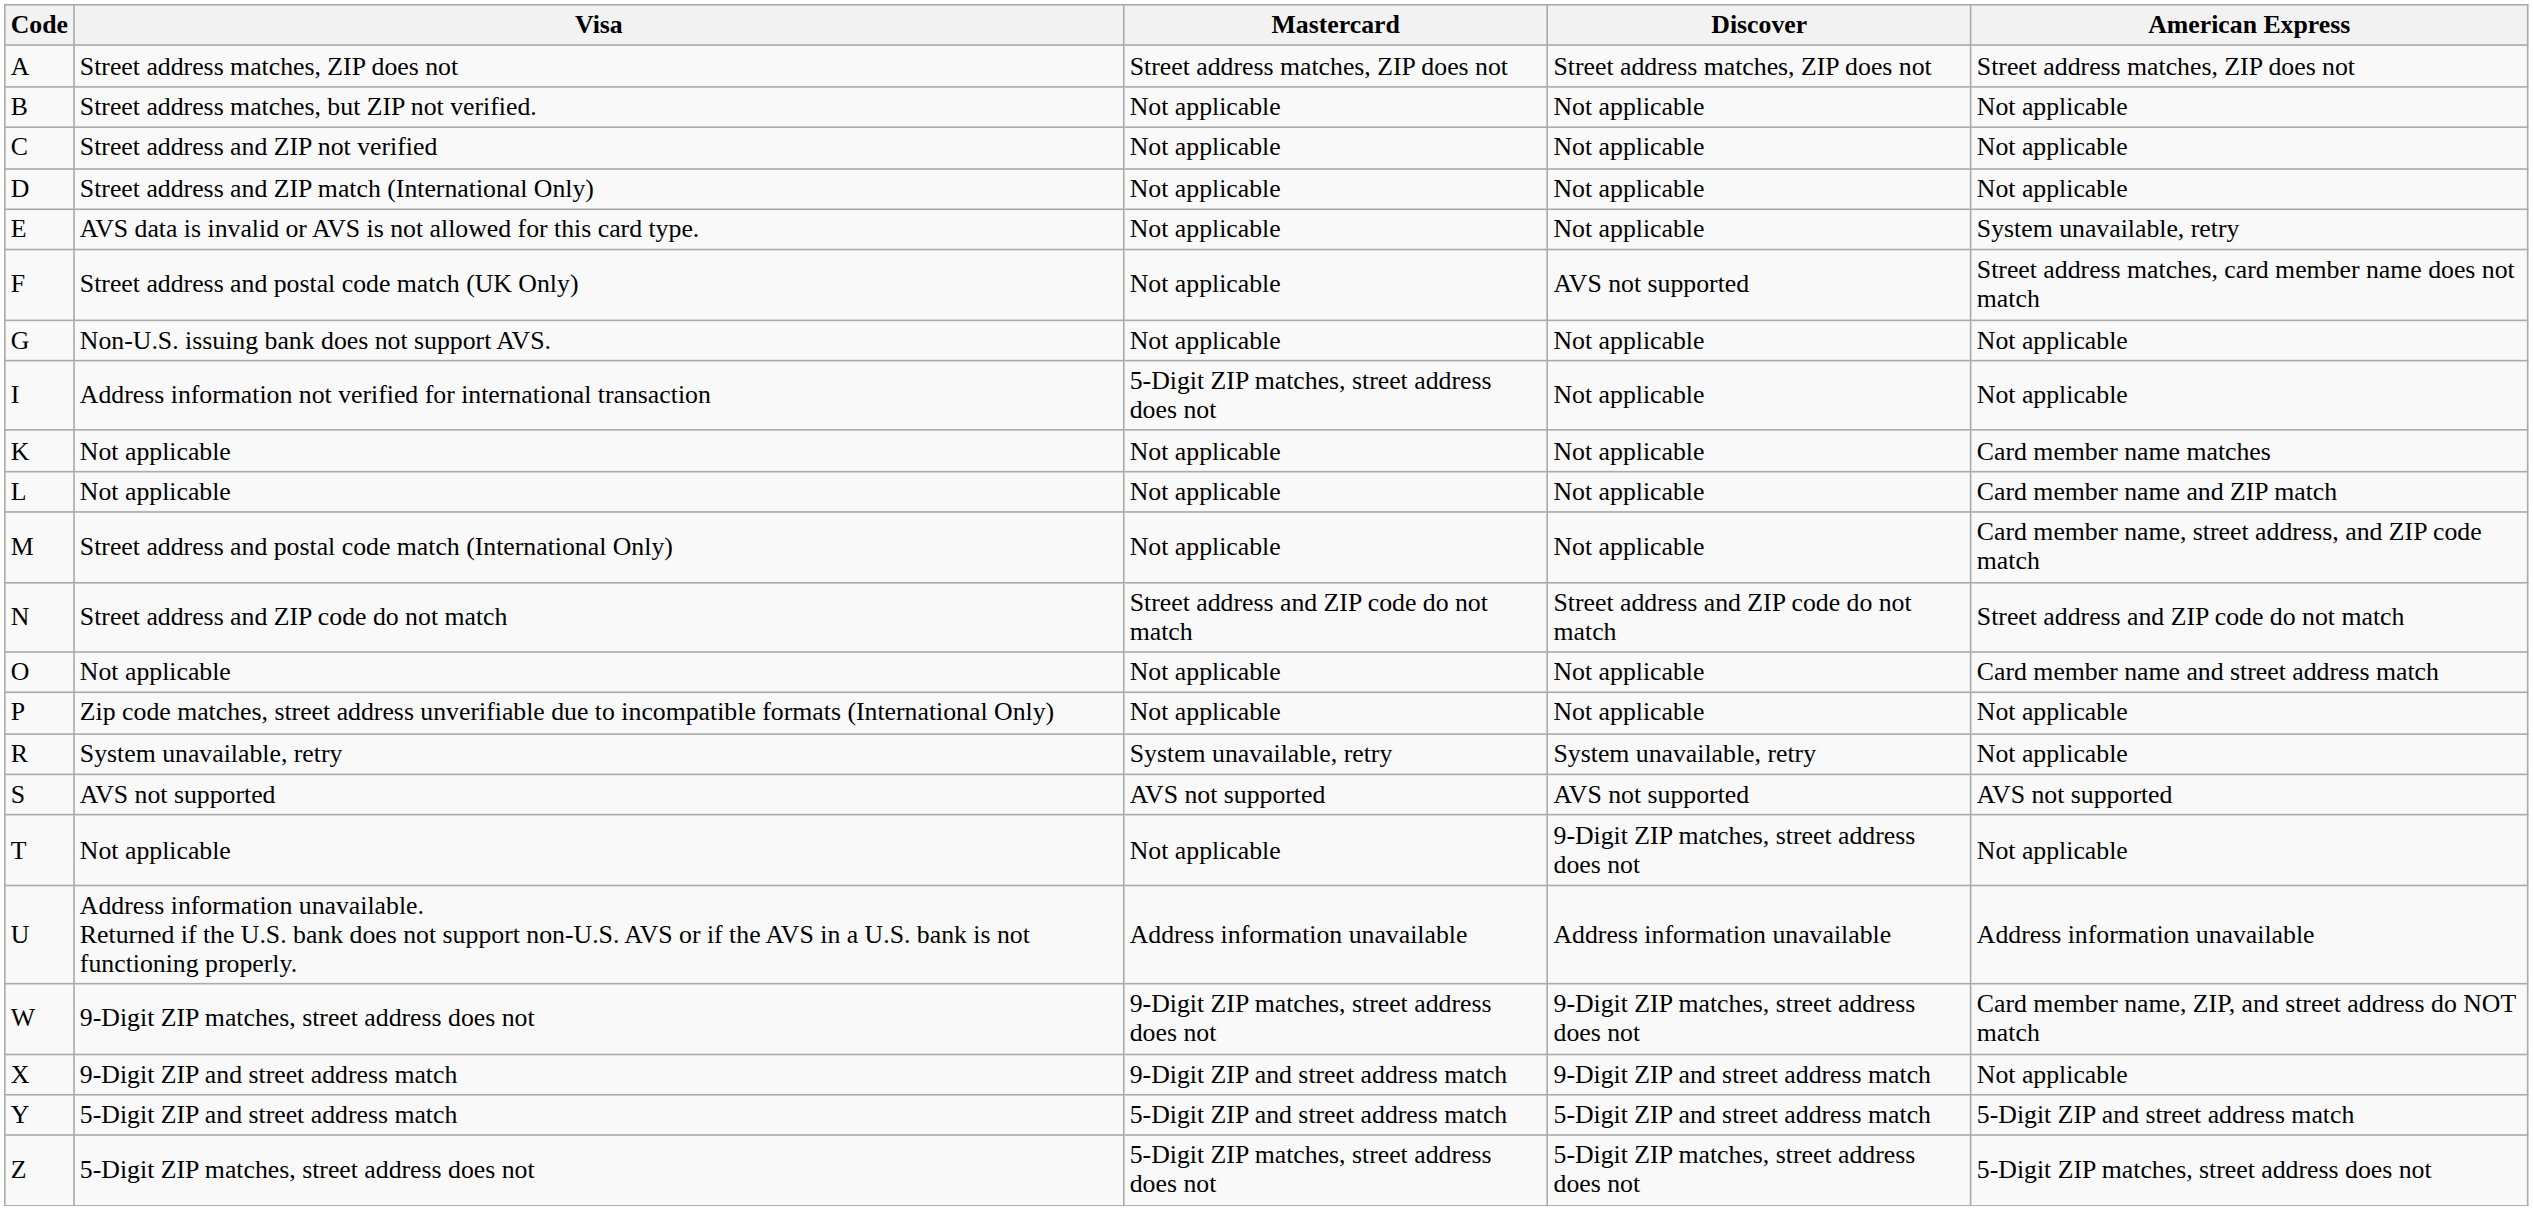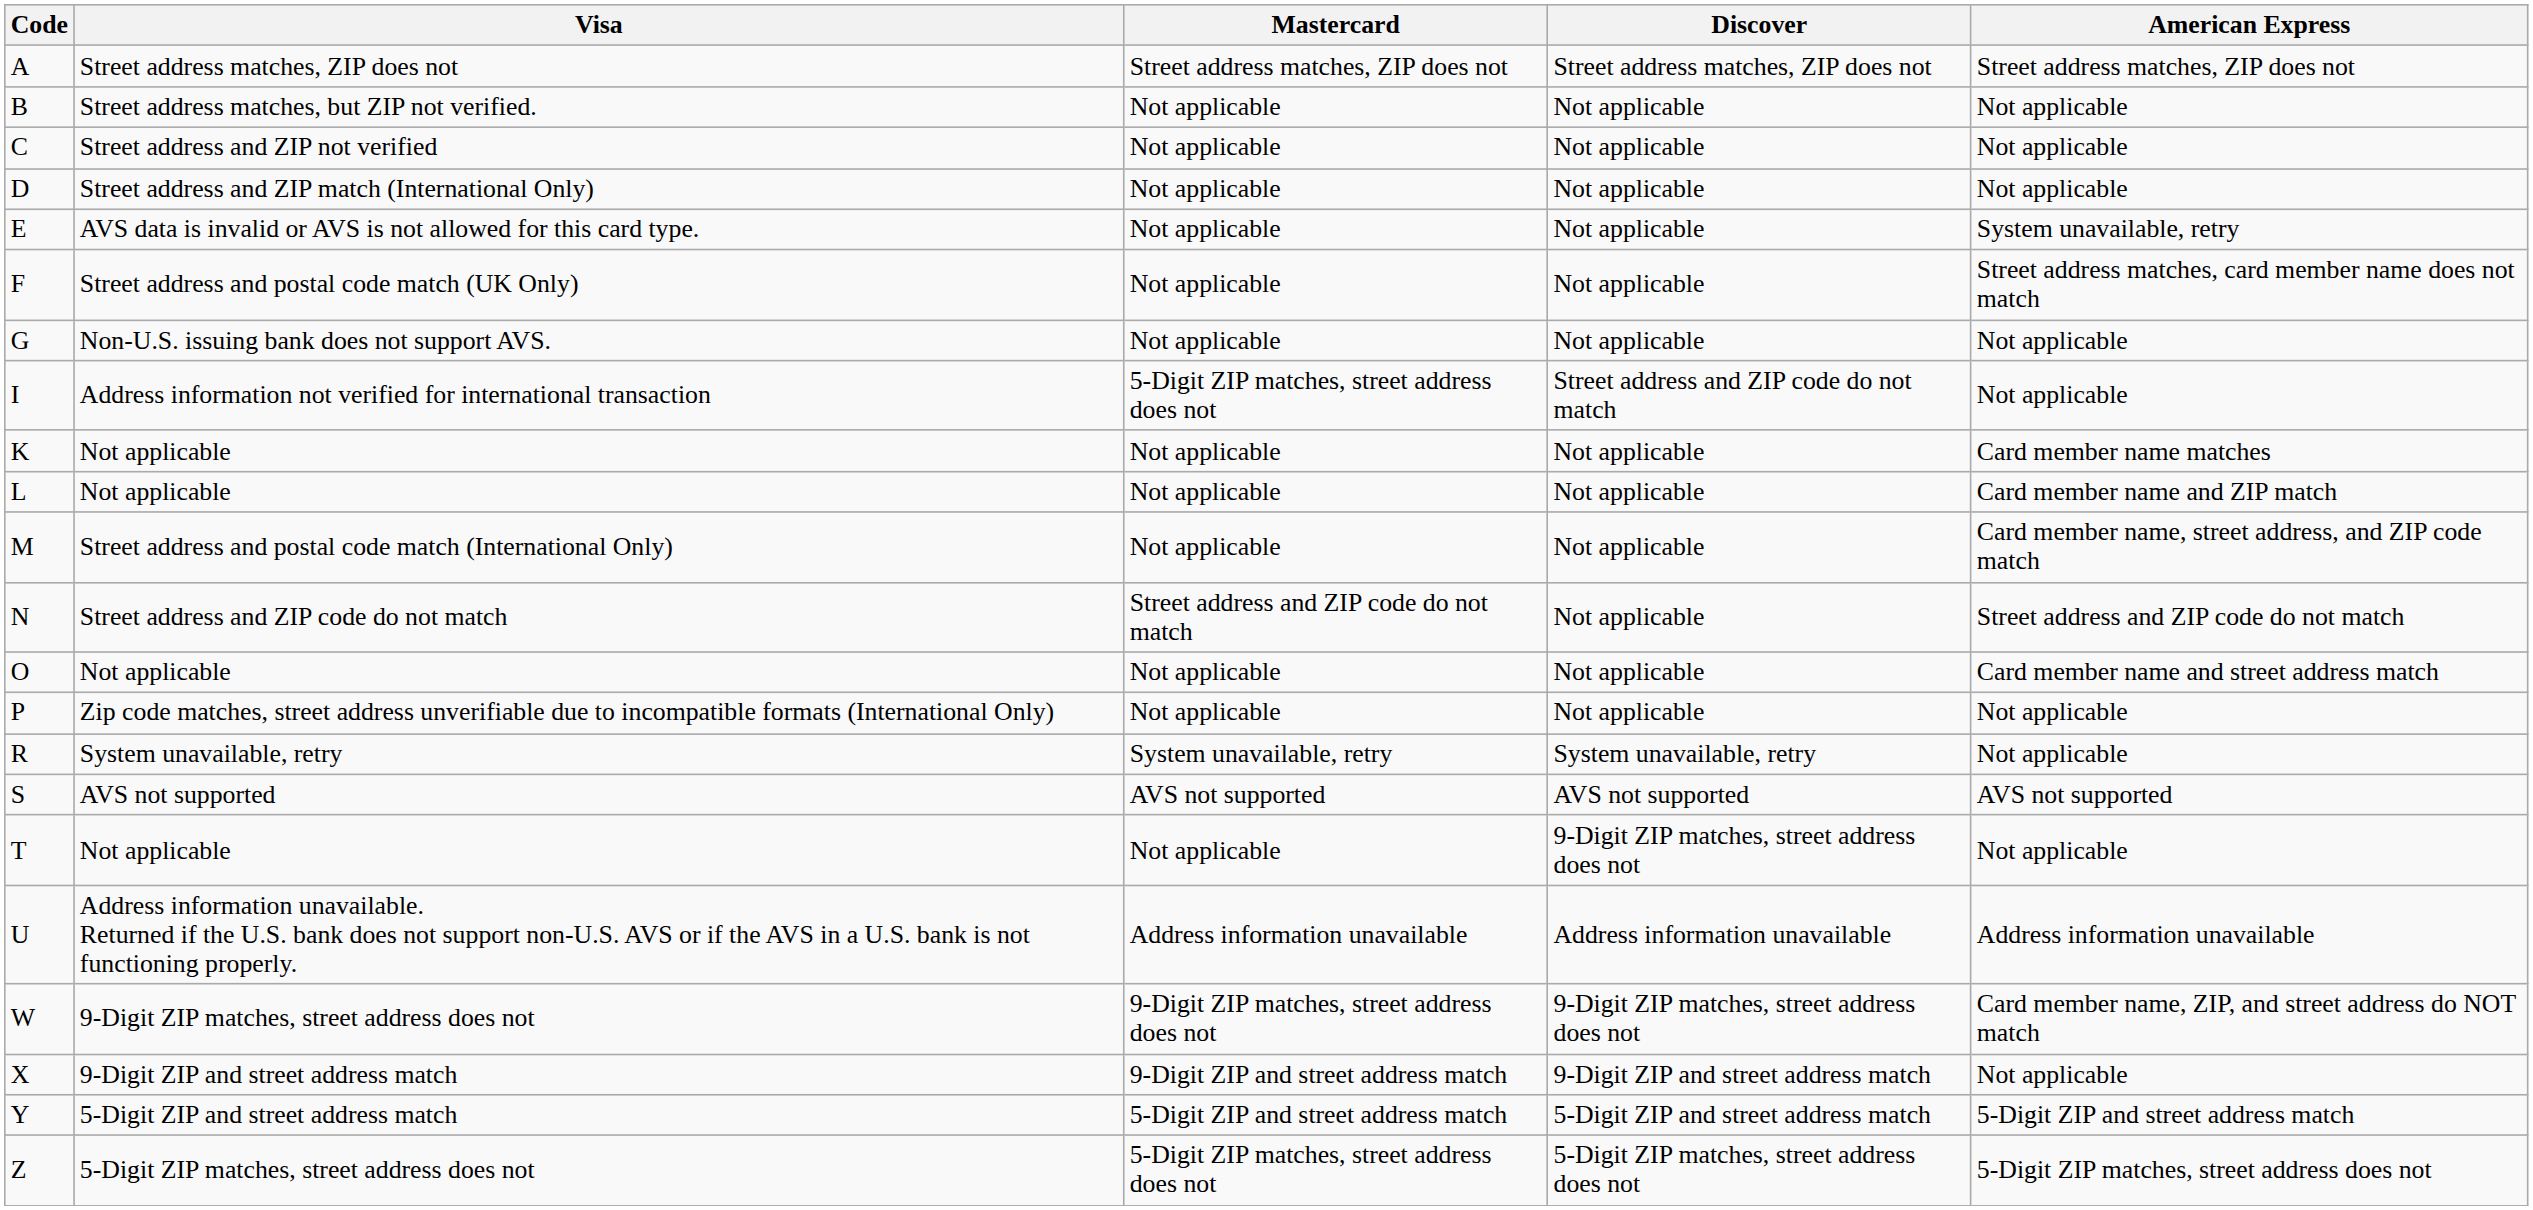(1651, 284) AVS not supported -> (1629, 284) Not applicable
(1629, 395) Not applicable -> (1733, 395) Street address and ZIP code do not match
(1733, 616) Street address and ZIP code do not match -> (1629, 616) Not applicable
